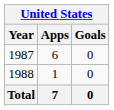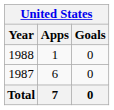rows swapped: (21, 54) <-> (21, 74)
